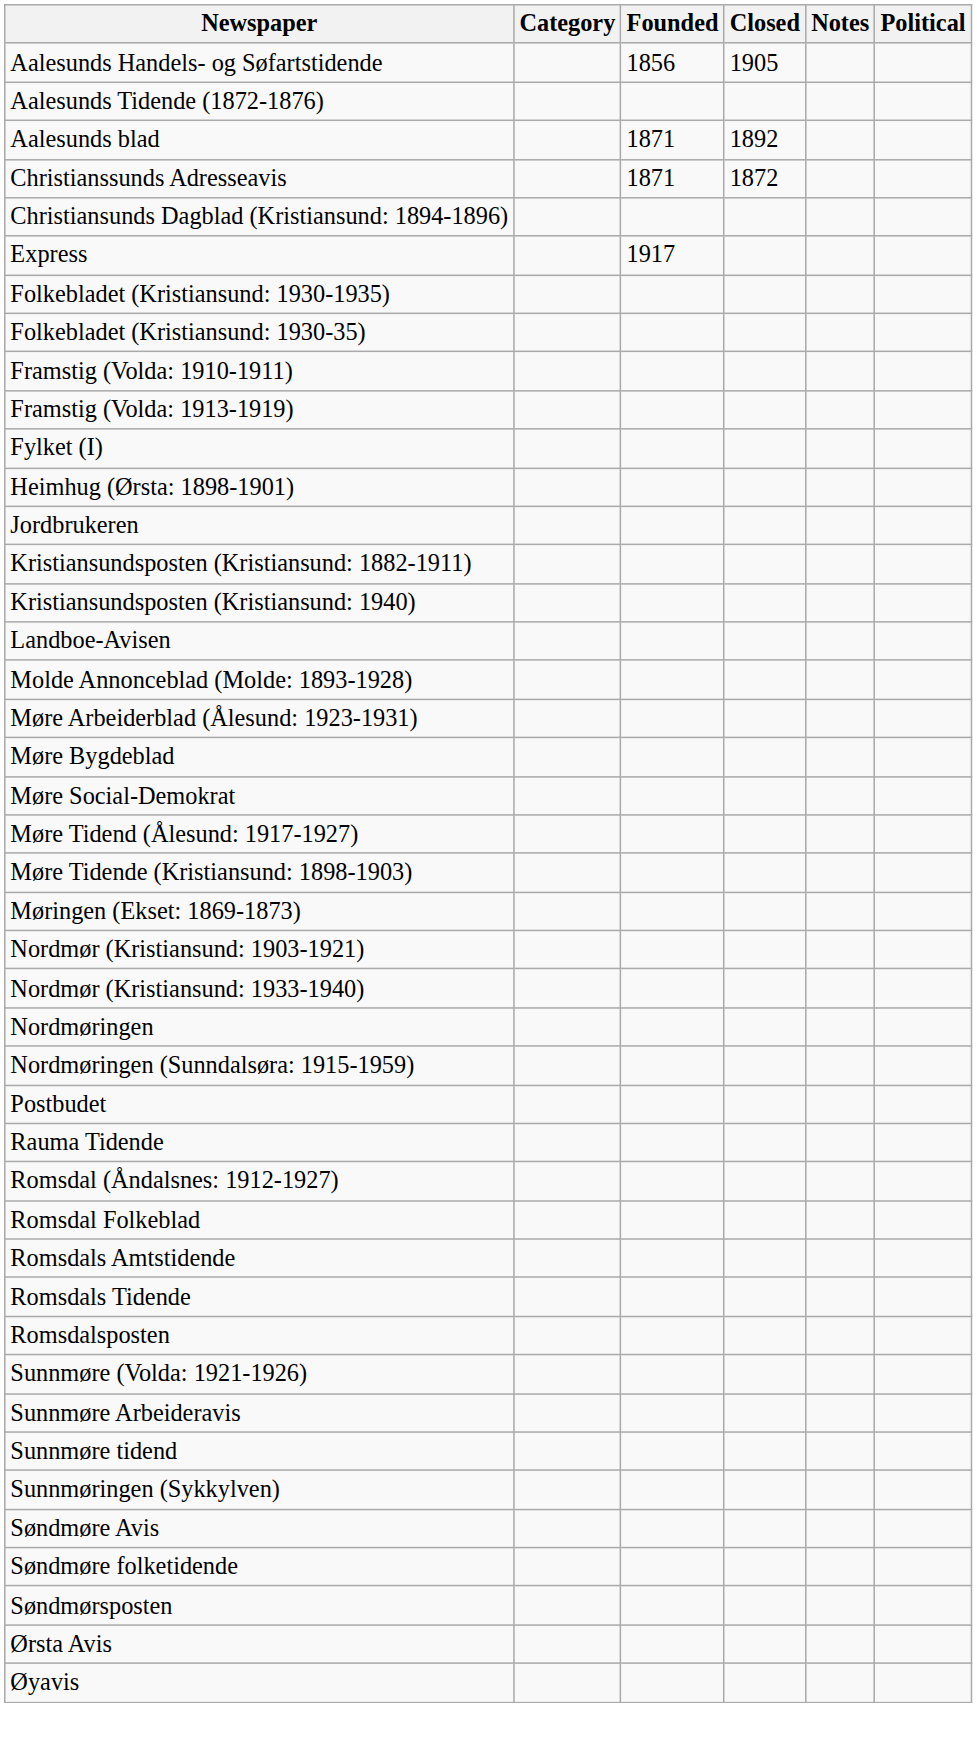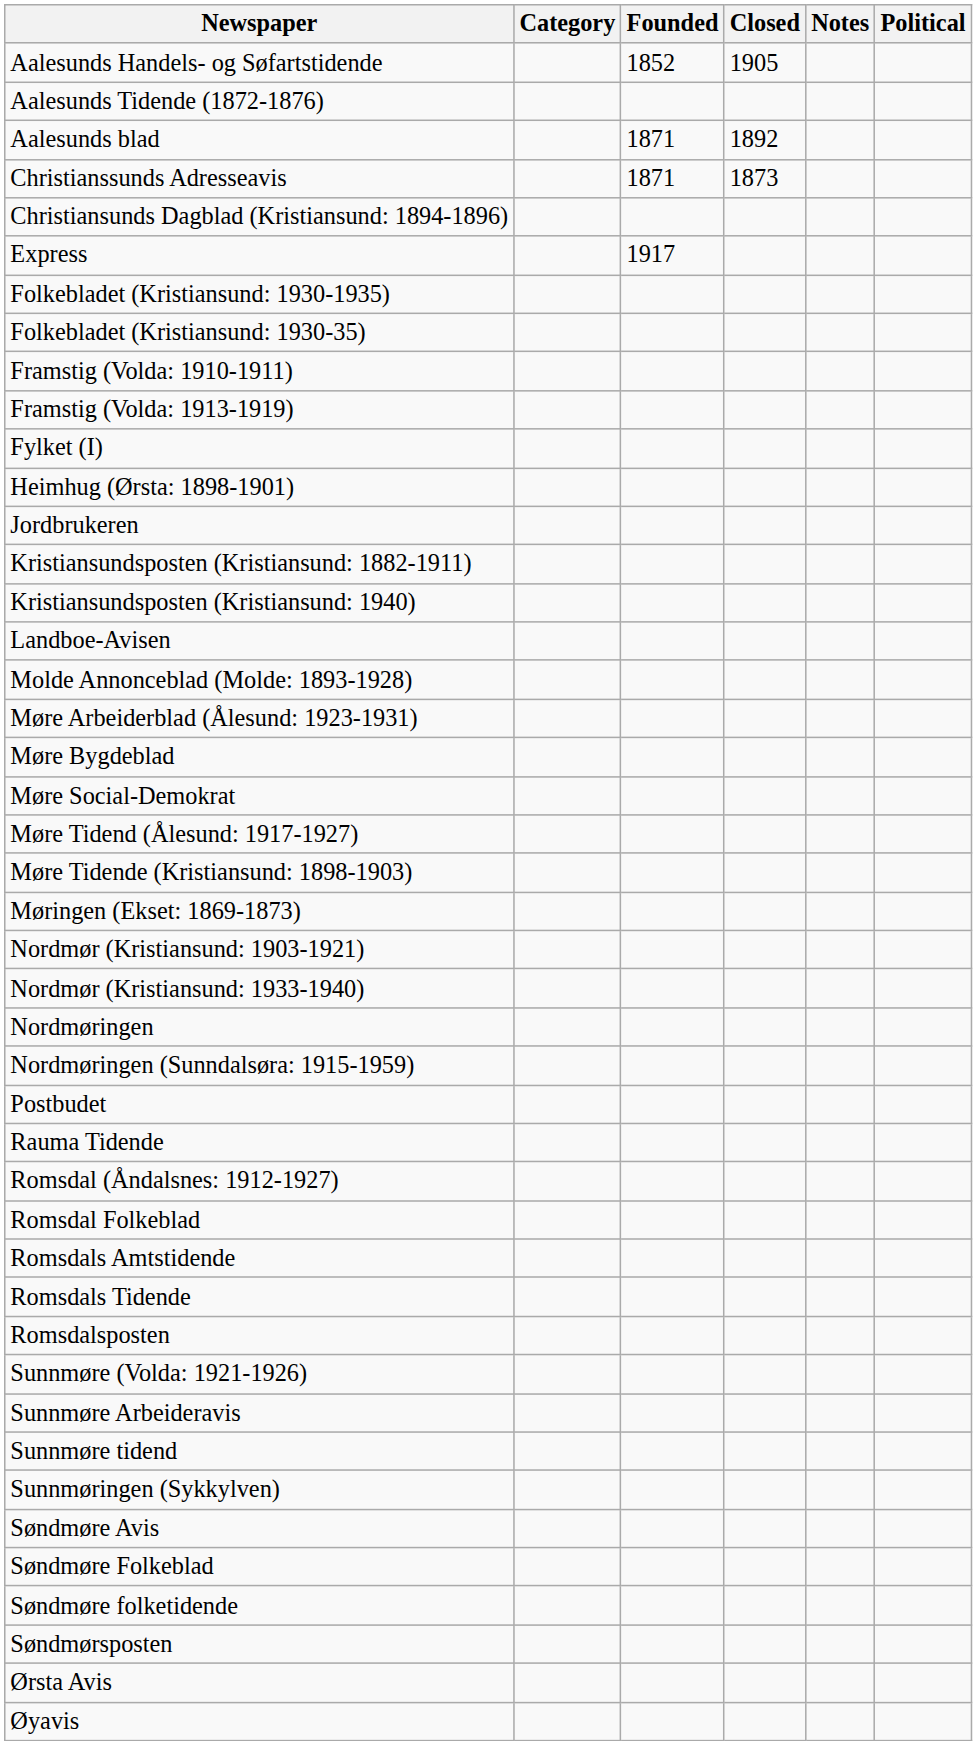(651, 62) 1856 -> (651, 62) 1852
(754, 178) 1872 -> (754, 178) 1873
+ row: (112, 1566)
